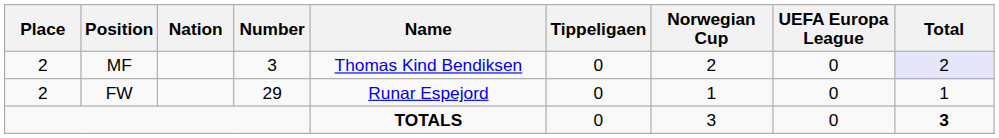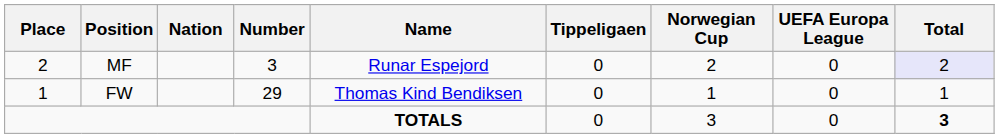(428, 65) Thomas Kind Bendiksen -> (428, 65) Runar Espejord
(43, 93) 2 -> (43, 93) 1
(428, 93) Runar Espejord -> (428, 93) Thomas Kind Bendiksen
